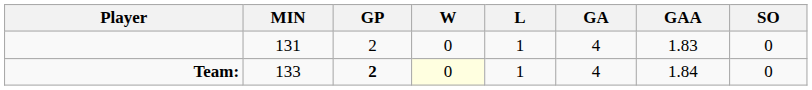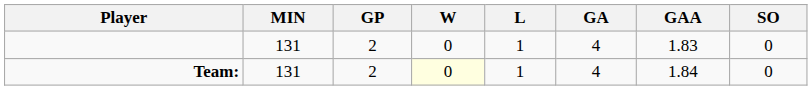(288, 71) 133 -> (288, 71) 131
(373, 71) bold -> (373, 71) normal
